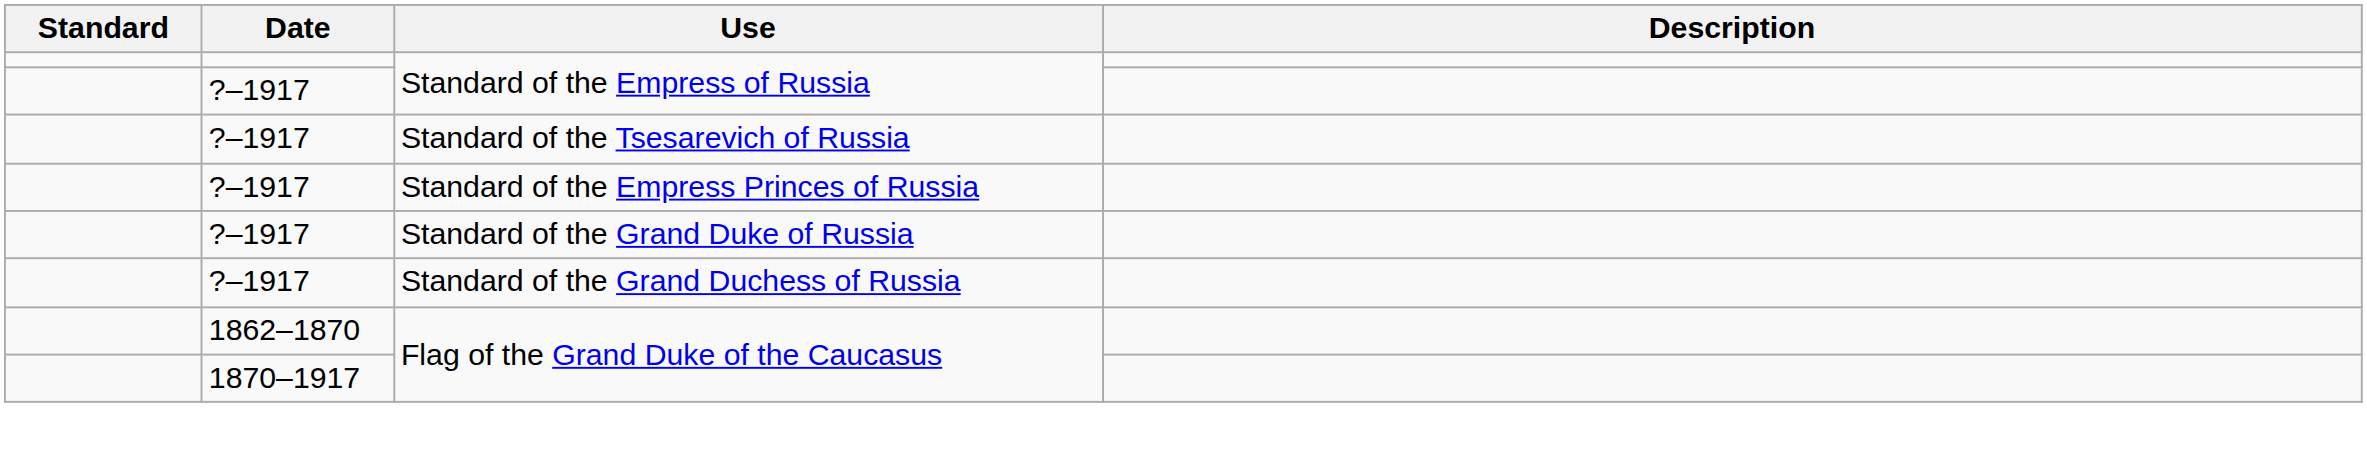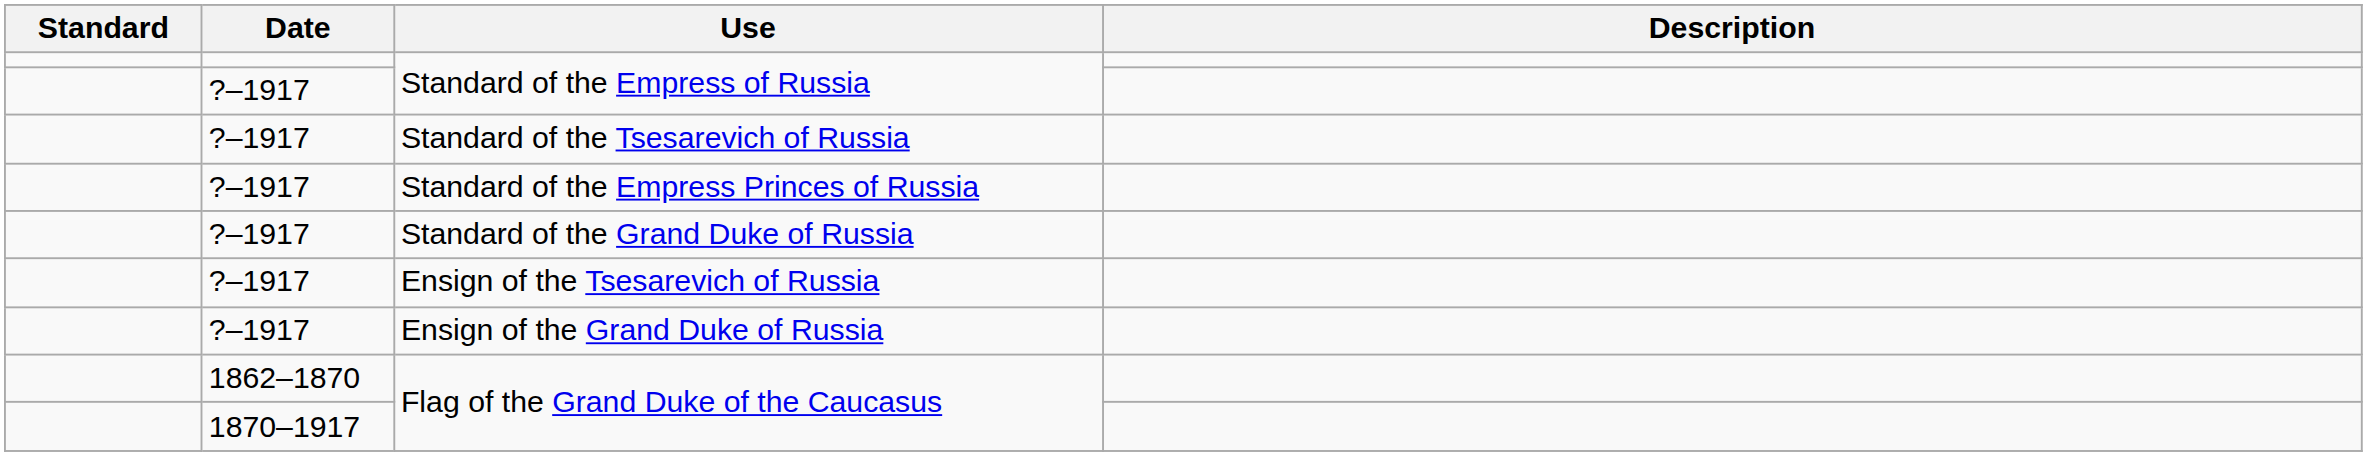- row: (259, 282)
+ row: (259, 282)
+ row: (259, 330)
